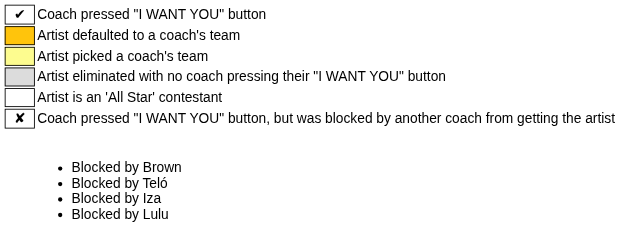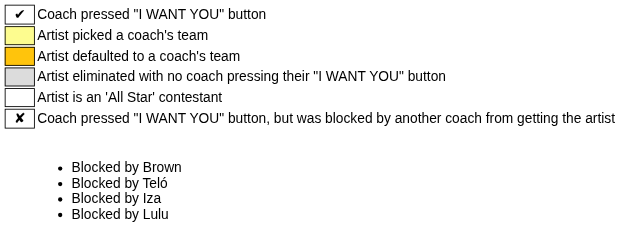rows swapped: (139, 35) <-> (123, 56)
